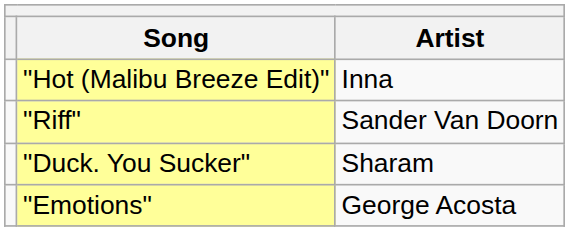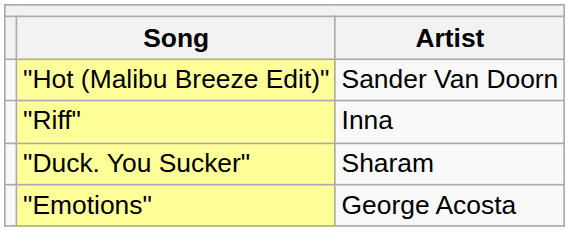(367, 79) Inna -> (450, 79) Sander Van Doorn
(450, 121) Sander Van Doorn -> (367, 121) Inna
